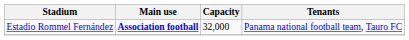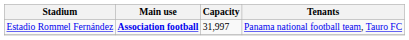(216, 27) 32,000 -> (216, 27) 31,997
